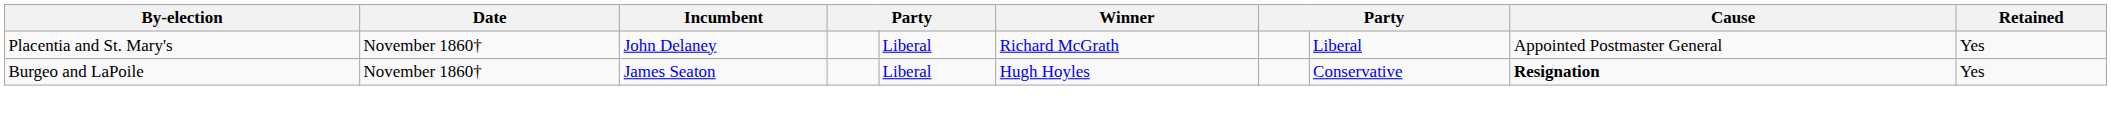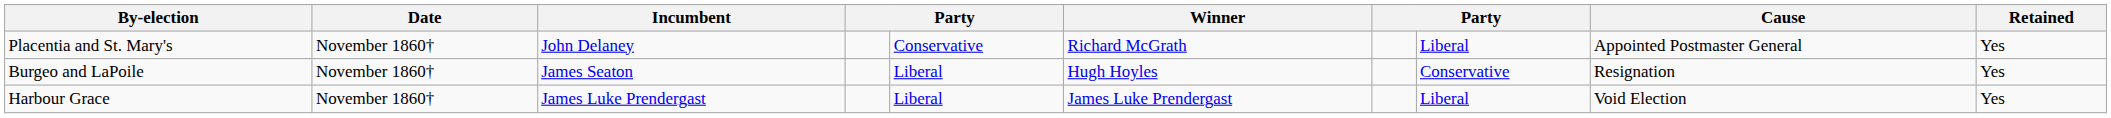(907, 44) Liberal -> (938, 44) Conservative
(1557, 71) bold -> (1634, 71) normal
+ row: (59, 98)
